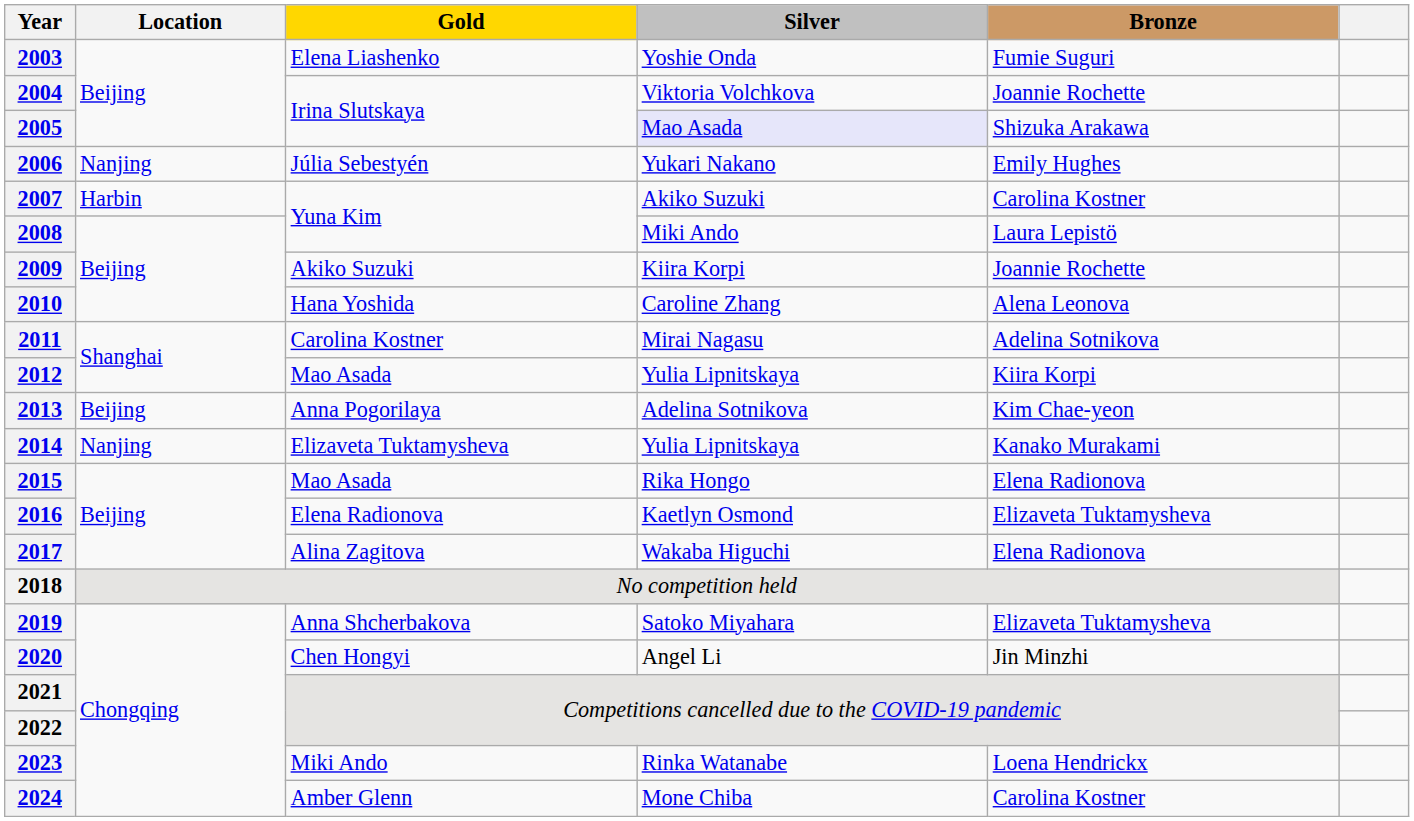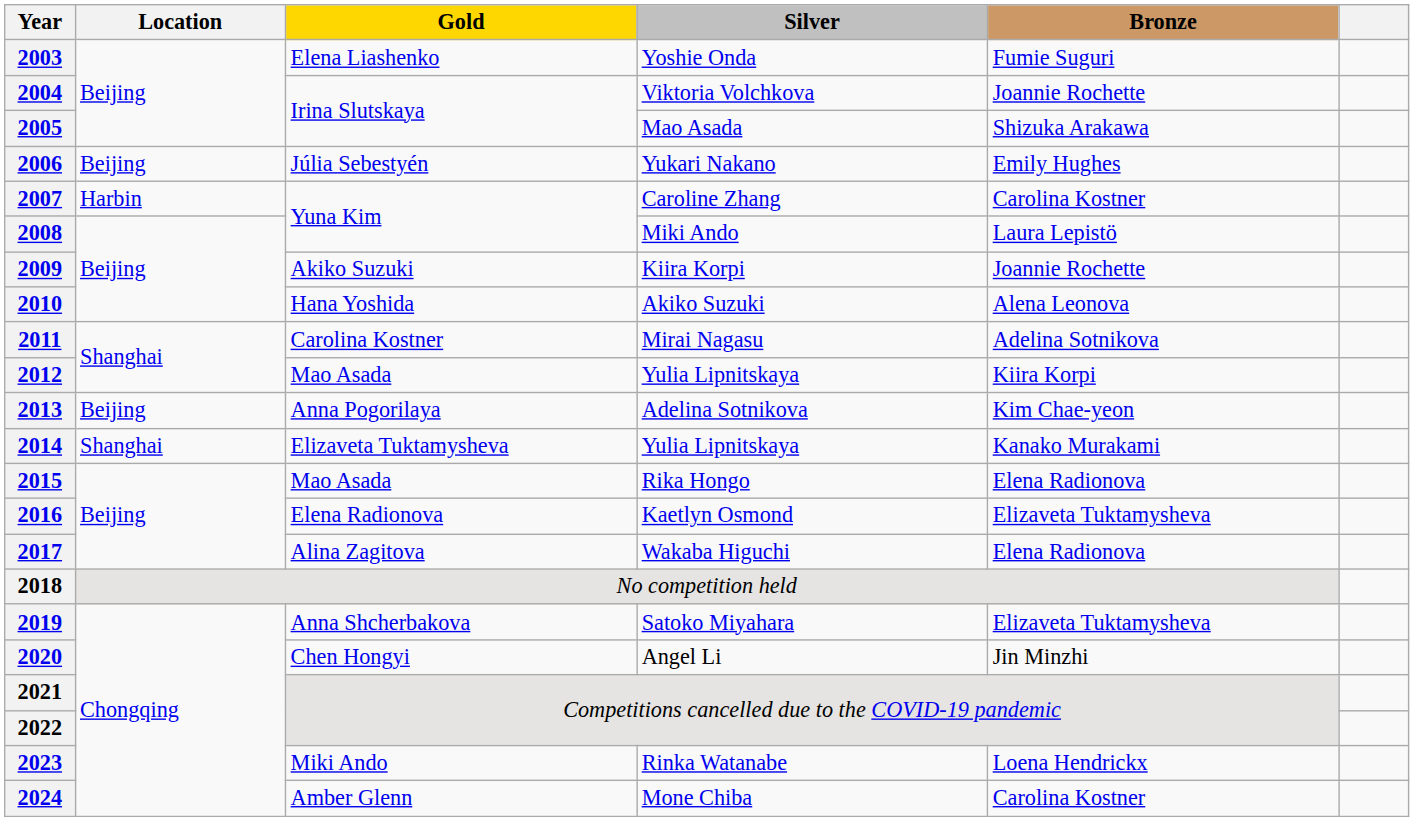(692, 127) lavender background -> (692, 127) no background
(116, 163) Nanjing -> (113, 163) Beijing
(703, 198) Akiko Suzuki -> (711, 198) Caroline Zhang
(711, 304) Caroline Zhang -> (703, 304) Akiko Suzuki
(116, 445) Nanjing -> (121, 445) Shanghai
